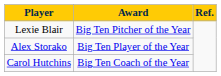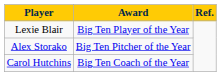(133, 29) Big Ten Pitcher of the Year -> (133, 29) Big Ten Player of the Year
(133, 46) Big Ten Player of the Year -> (133, 46) Big Ten Pitcher of the Year
